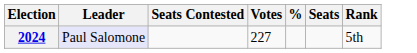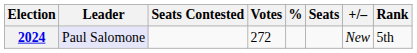+ column: (358, 15)
(261, 37) 227 -> (261, 37) 272
